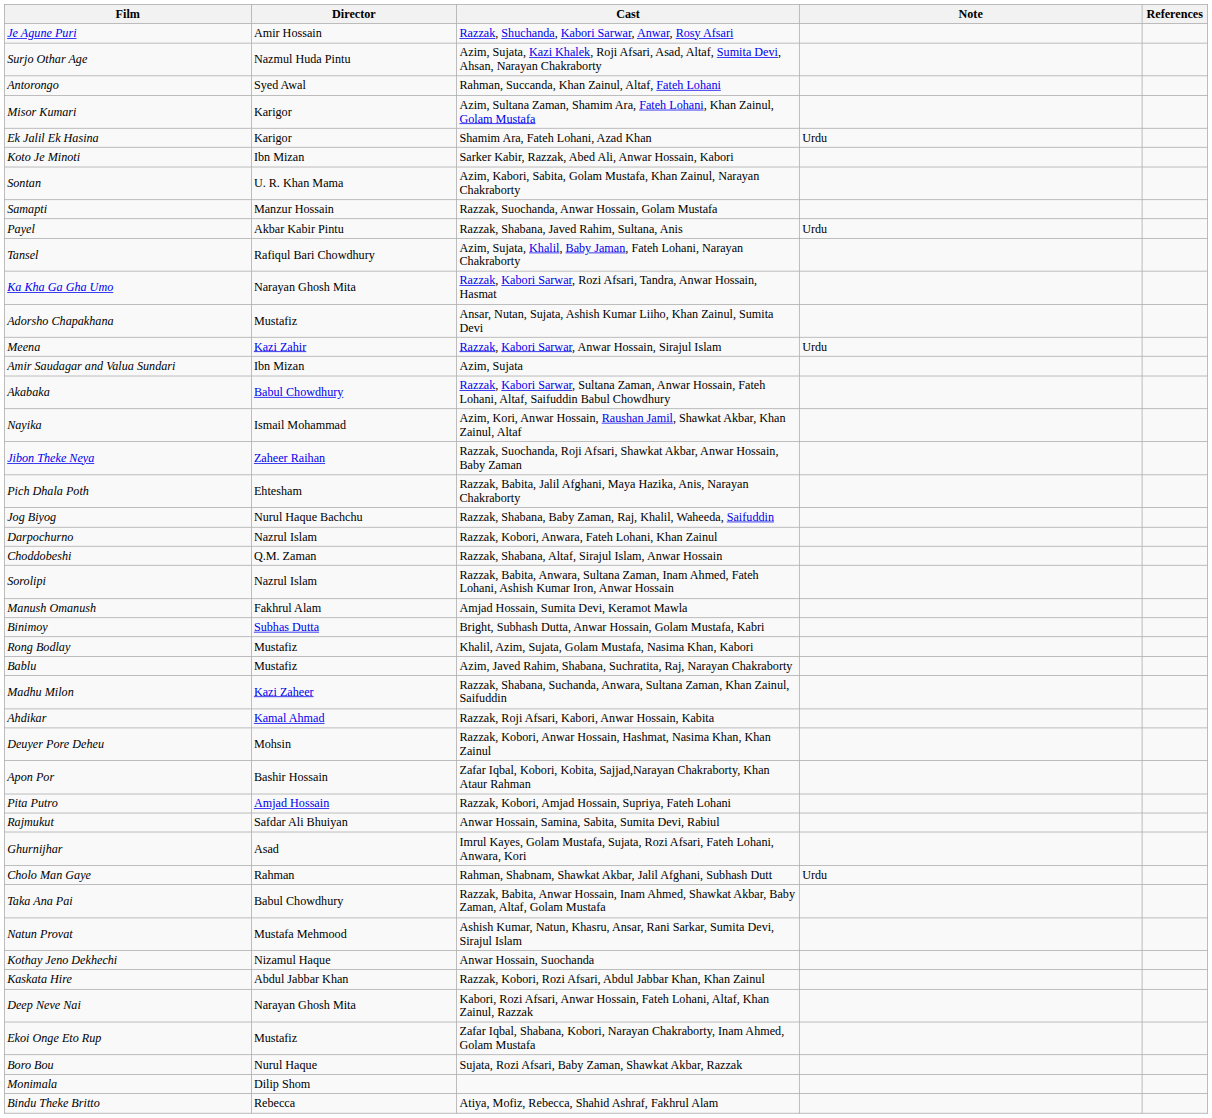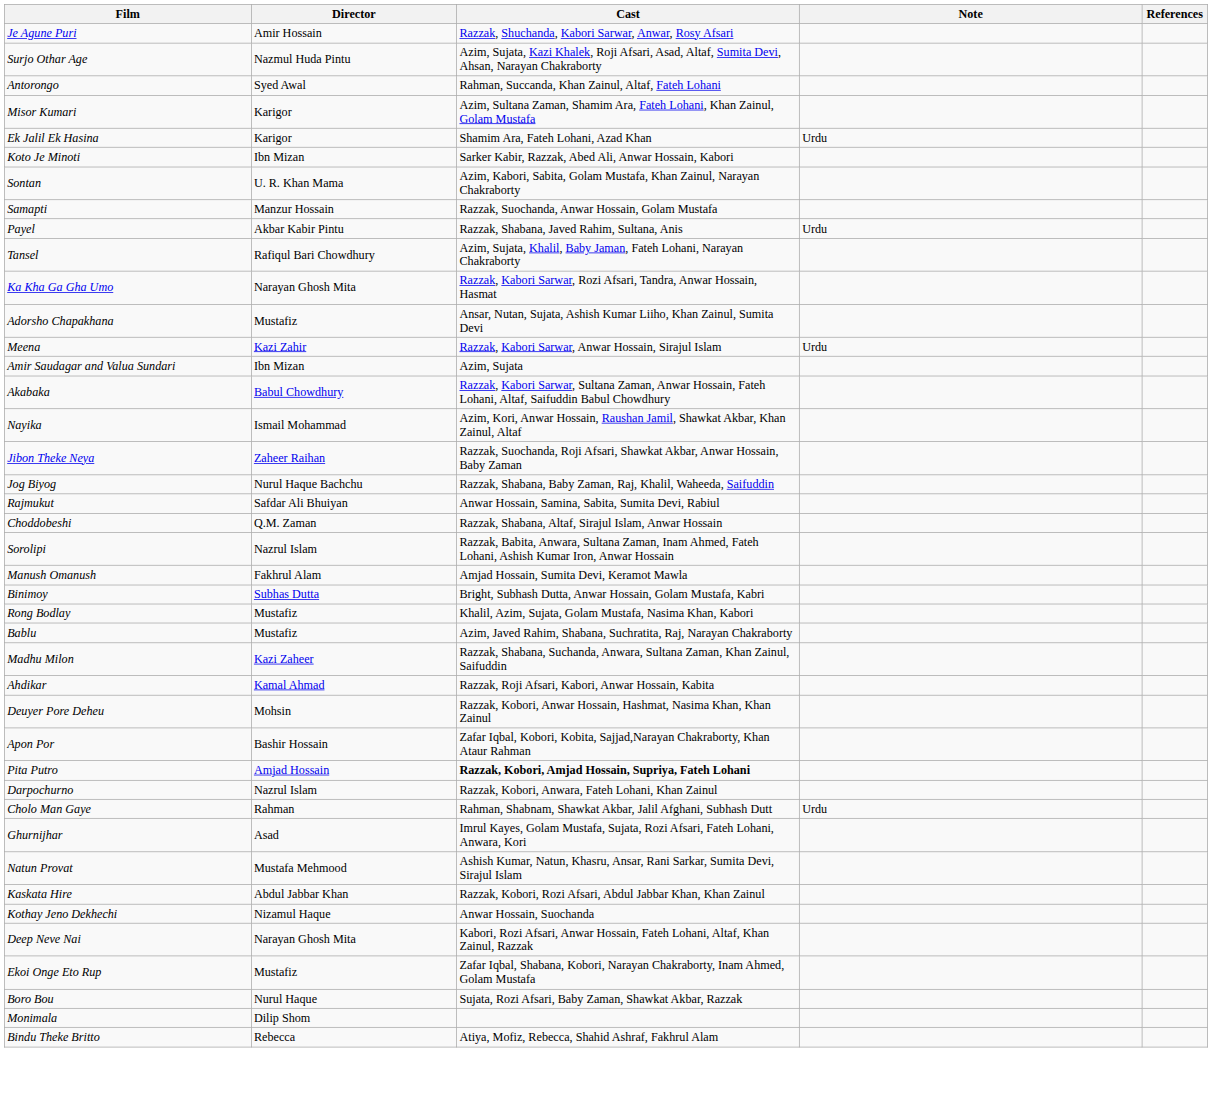- row: (48, 491)
rows swapped: (40, 536) <-> (30, 822)
(595, 803) normal -> (605, 770) bold
rows swapped: (49, 875) <-> (35, 848)
- row: (40, 901)
rows swapped: (62, 960) <-> (40, 979)
